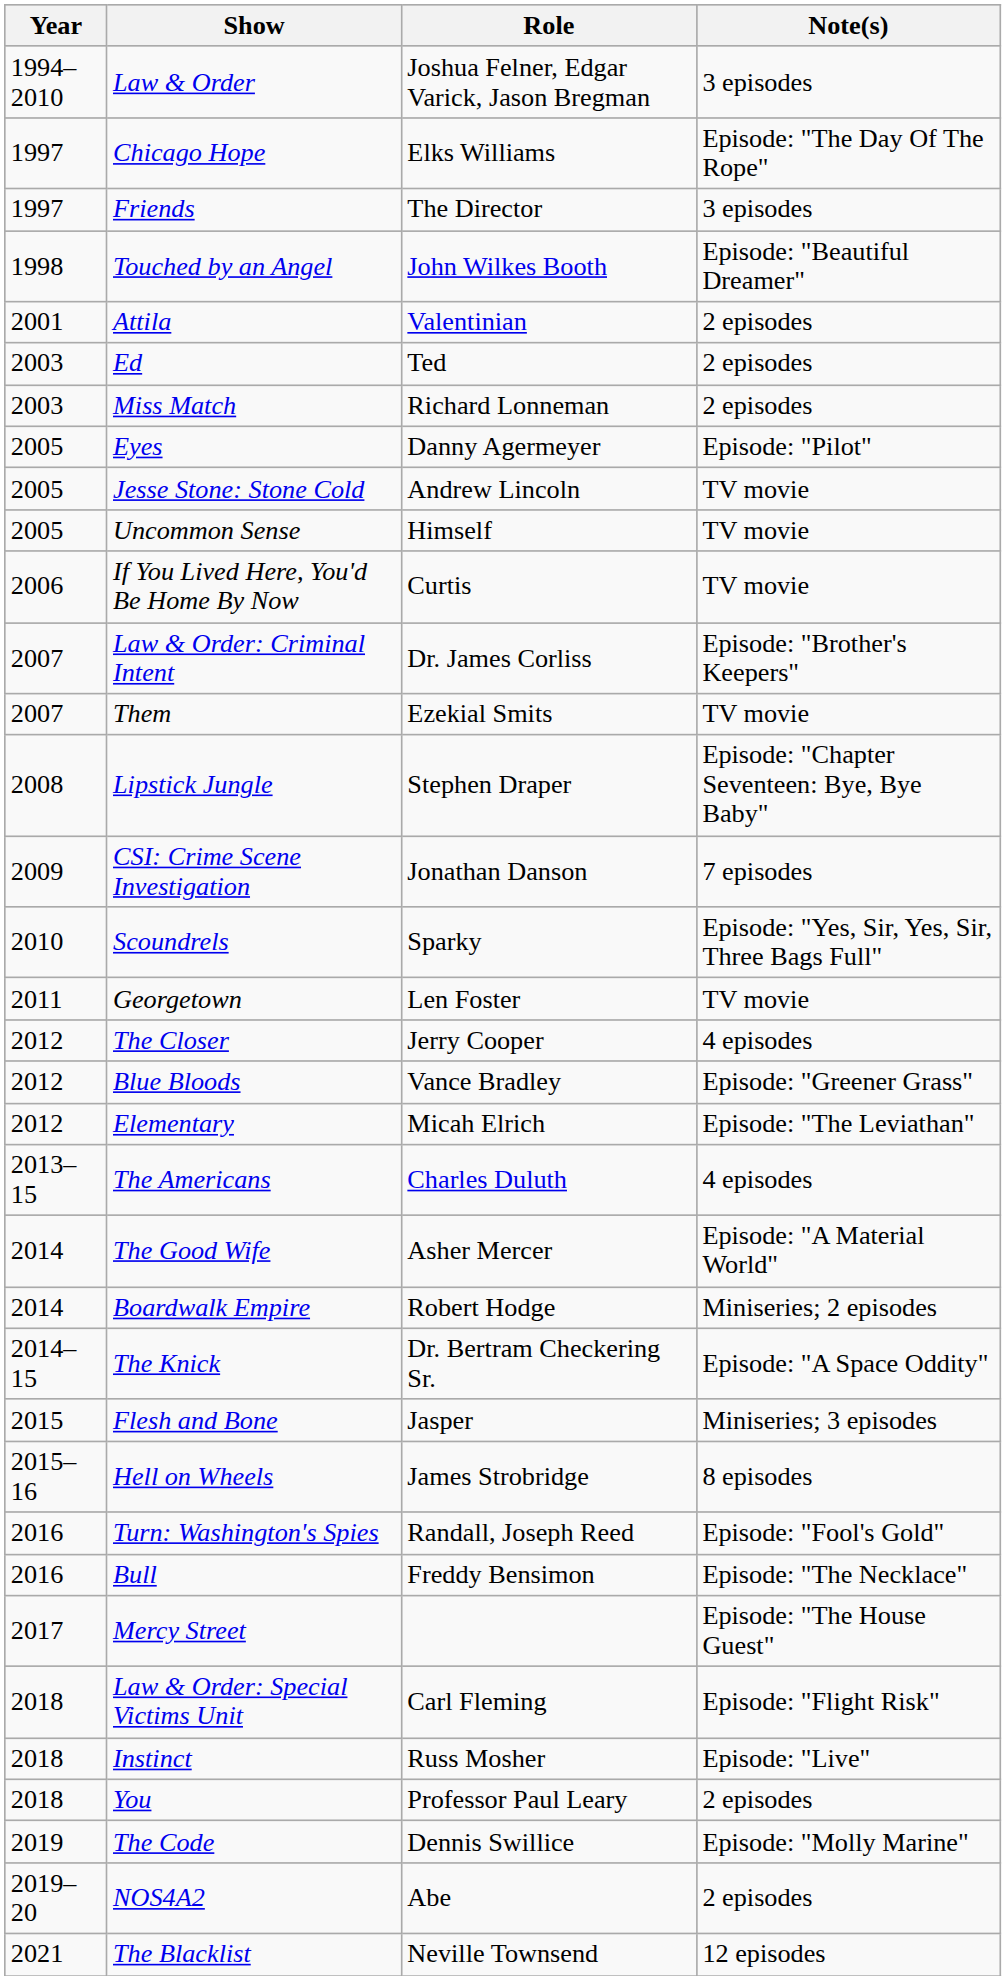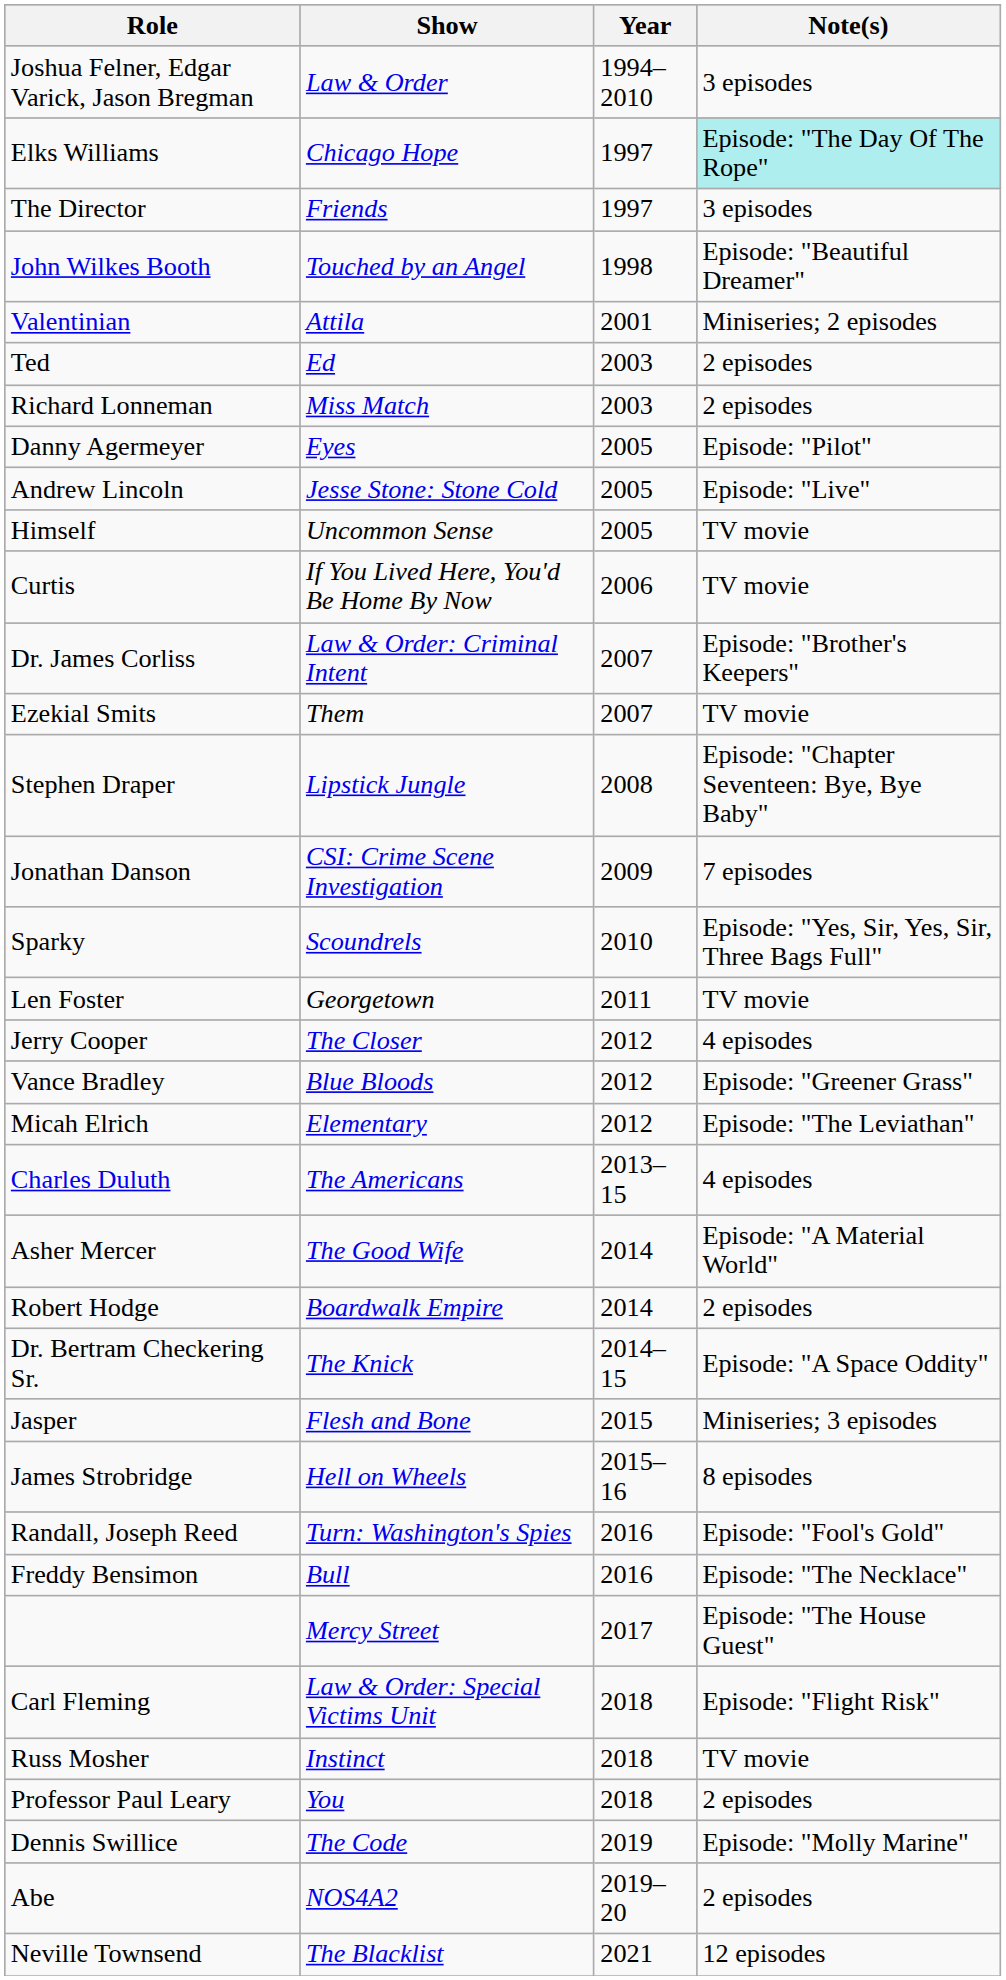columns swapped: (56, 25) <-> (549, 25)
(843, 152) no background -> (843, 152) paleturquoise background
(757, 321) 2 episodes -> (820, 321) Miniseries; 2 episodes
(756, 488) TV movie -> (786, 488) Episode: "Live"
(820, 1307) Miniseries; 2 episodes -> (757, 1307) 2 episodes
(786, 1758) Episode: "Live" -> (756, 1758) TV movie
